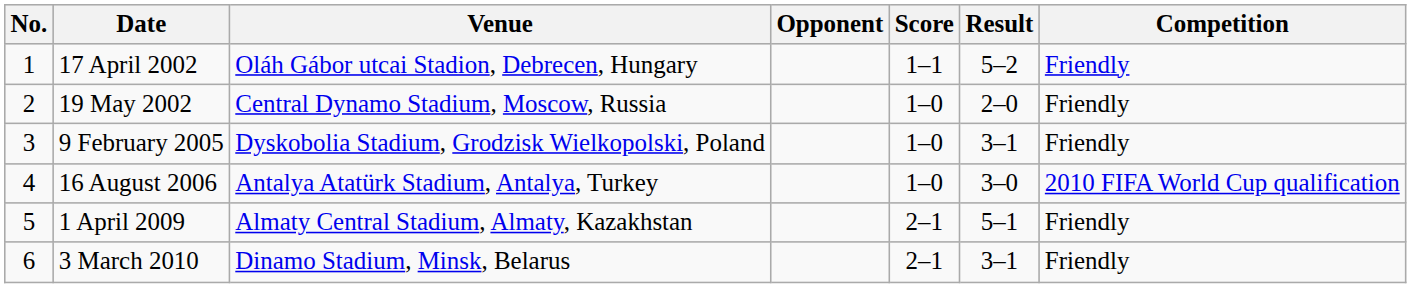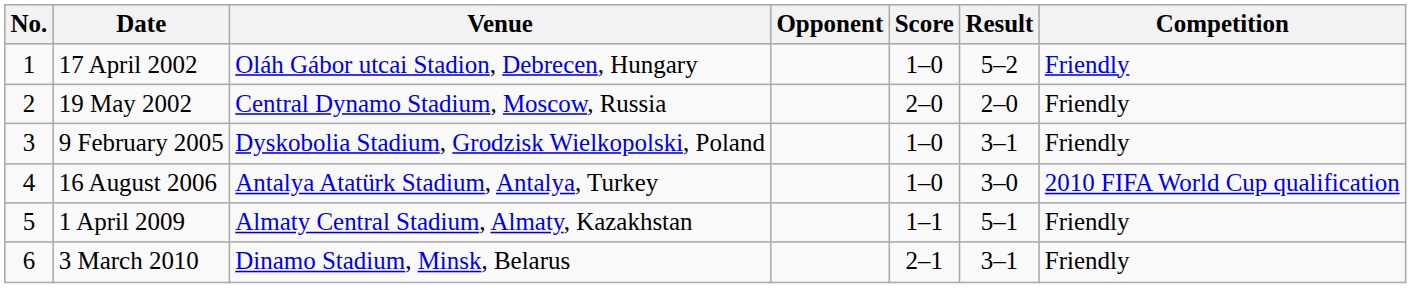(924, 63) 1–1 -> (924, 63) 1–0
(924, 103) 1–0 -> (924, 103) 2–0
(924, 222) 2–1 -> (924, 222) 1–1
